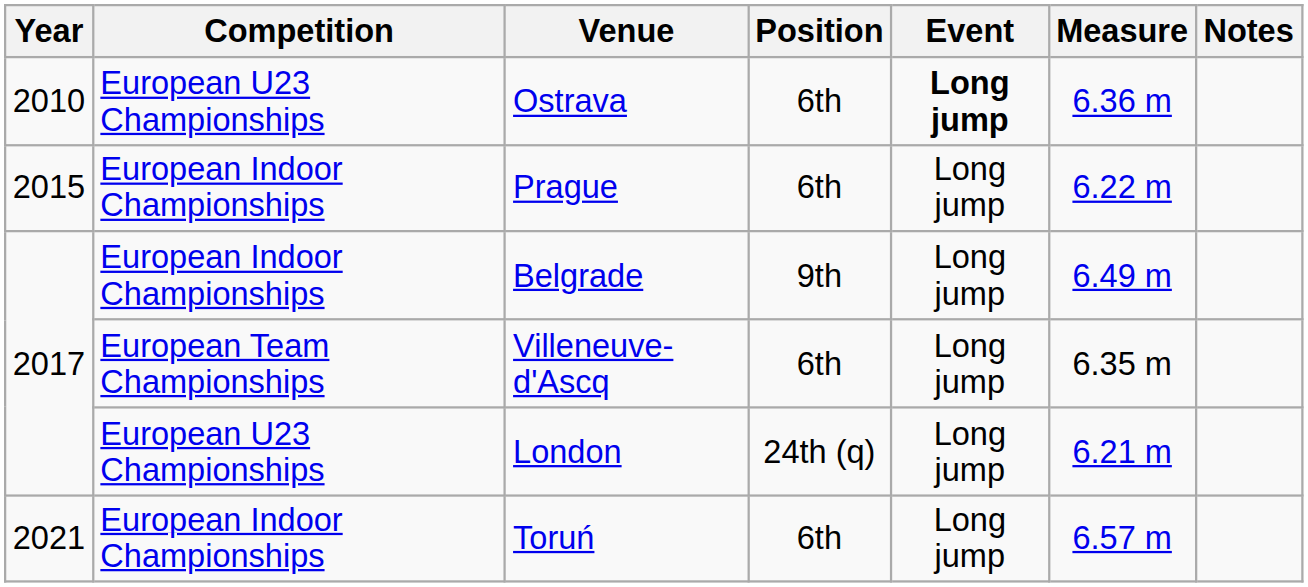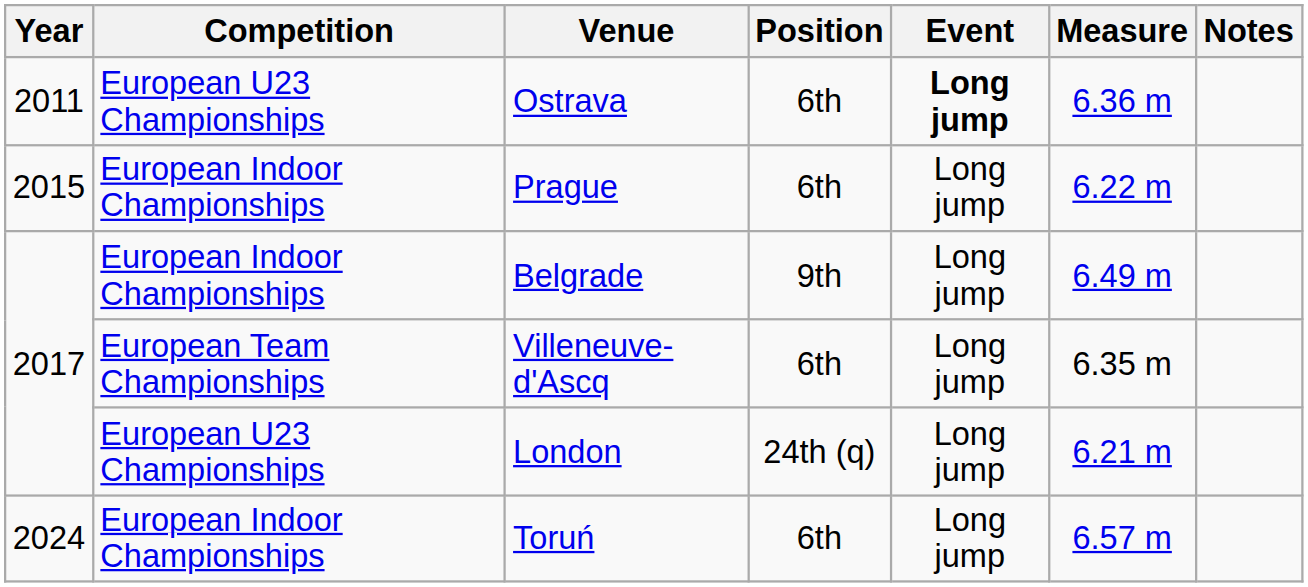(49, 101) 2010 -> (49, 101) 2011
(49, 539) 2021 -> (49, 539) 2024
